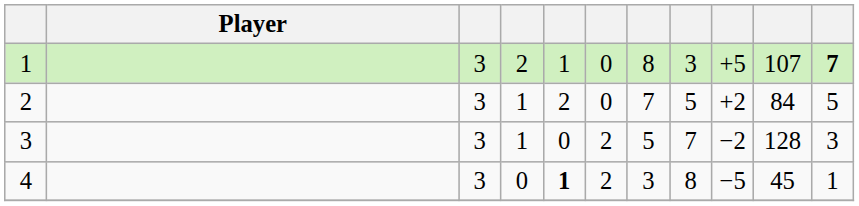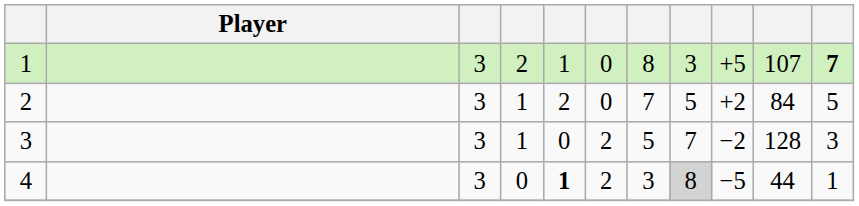(691, 180) no background -> (691, 180) lightgrey background
(783, 180) 45 -> (783, 180) 44
